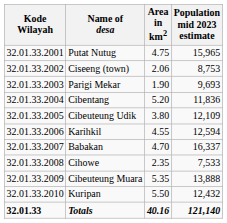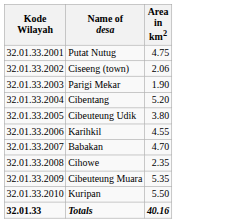- column: (197, 24)
